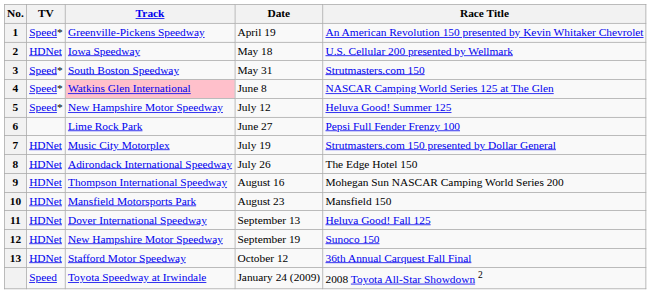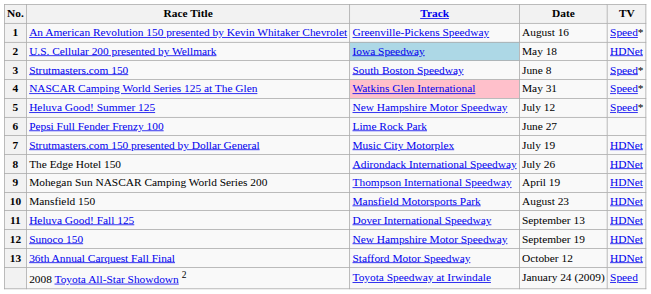columns swapped: (485, 14) <-> (46, 14)
(257, 33) April 19 -> (546, 33) August 16
(104, 51) no background -> (389, 51) lightblue background
(255, 70) May 31 -> (537, 70) June 8
(252, 89) June 8 -> (540, 89) May 31
(261, 183) August 16 -> (541, 183) April 19
